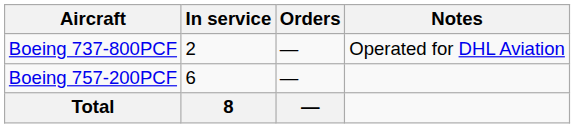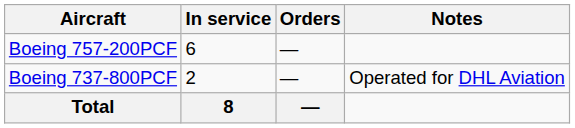rows swapped: (93, 48) <-> (93, 78)
